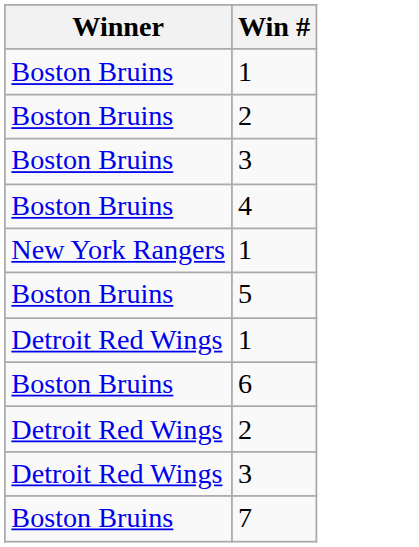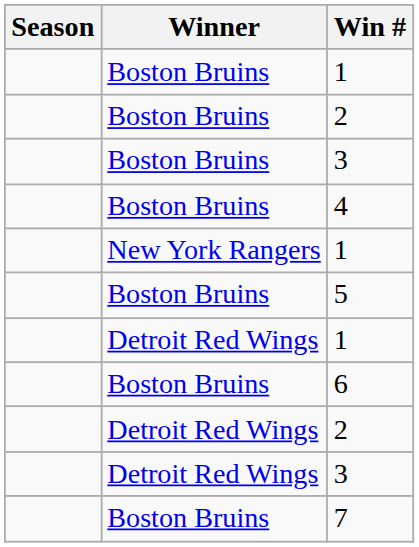+ column: (53, 26)
